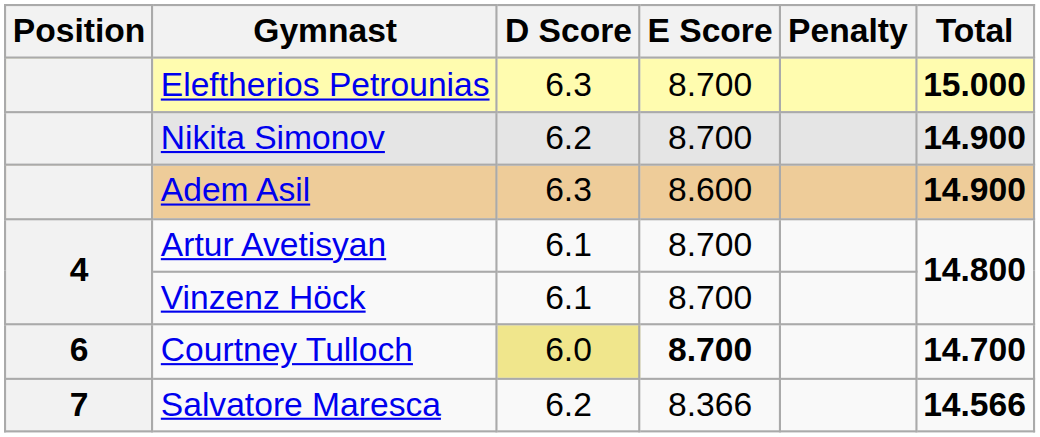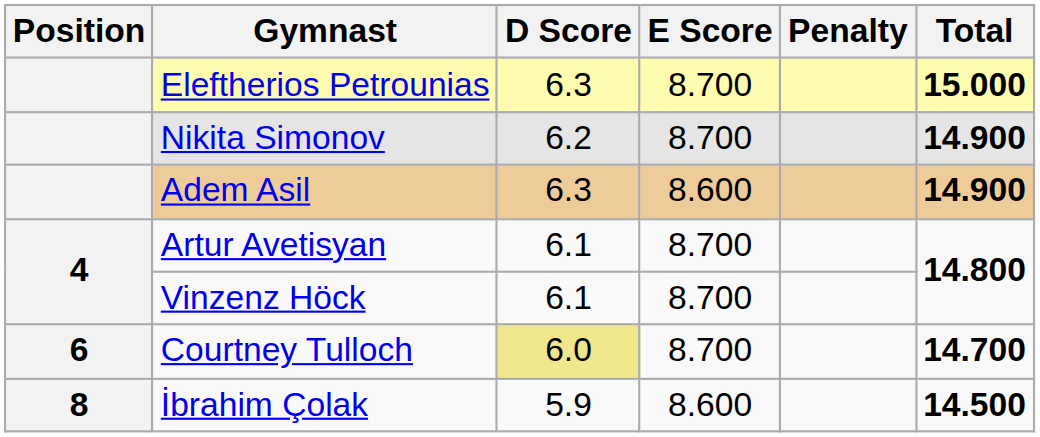(710, 350) bold -> (710, 350) normal
- row: (301, 404)
+ row: (264, 404)
